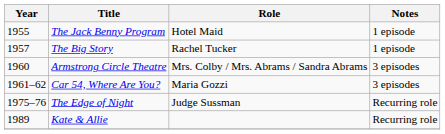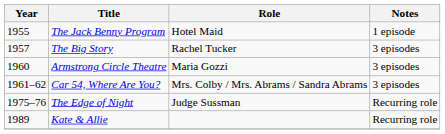(394, 48) 1 episode -> (396, 48) 3 episodes
(269, 66) Mrs. Colby / Mrs. Abrams / Sandra Abrams -> (200, 66) Maria Gozzi
(200, 84) Maria Gozzi -> (269, 84) Mrs. Colby / Mrs. Abrams / Sandra Abrams
